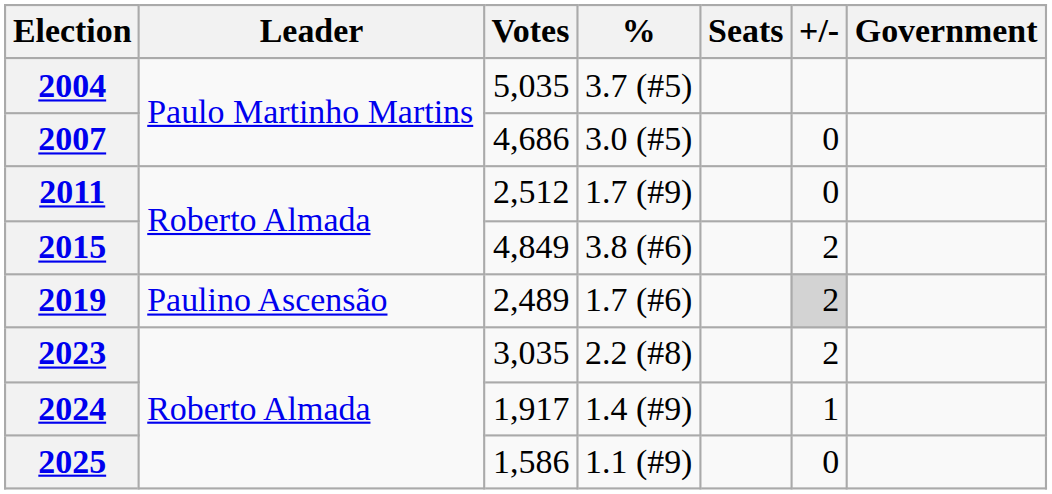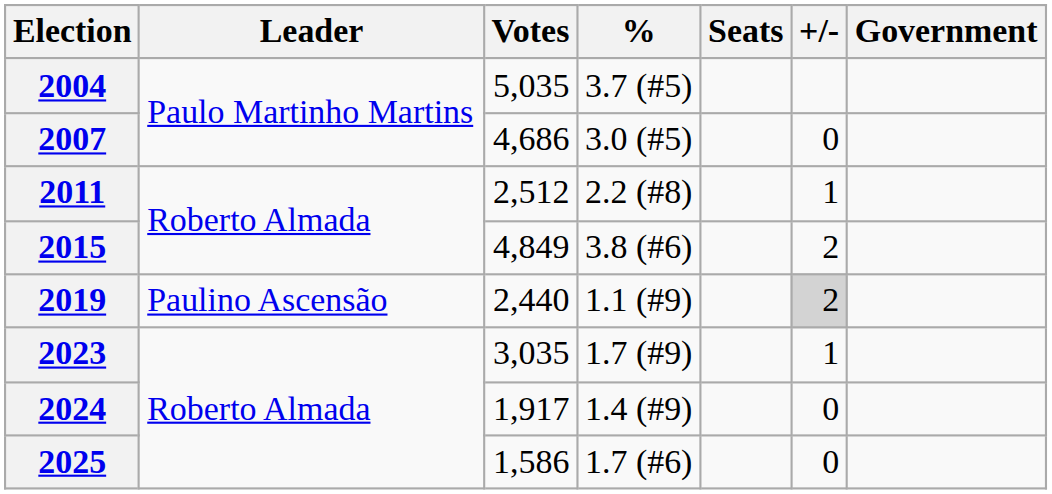(639, 192) 1.7 (#9) -> (639, 192) 2.2 (#8)
(831, 192) 0 -> (831, 192) 1
(531, 300) 2,489 -> (531, 300) 2,440
(639, 300) 1.7 (#6) -> (639, 300) 1.1 (#9)
(639, 354) 2.2 (#8) -> (639, 354) 1.7 (#9)
(831, 354) 2 -> (831, 354) 1
(831, 407) 1 -> (831, 407) 0
(639, 461) 1.1 (#9) -> (639, 461) 1.7 (#6)
